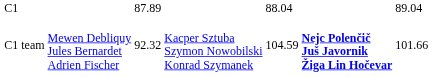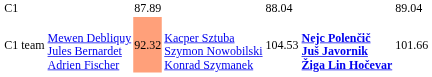(148, 44) no background -> (148, 44) lightsalmon background
(282, 44) 104.59 -> (282, 44) 104.53
